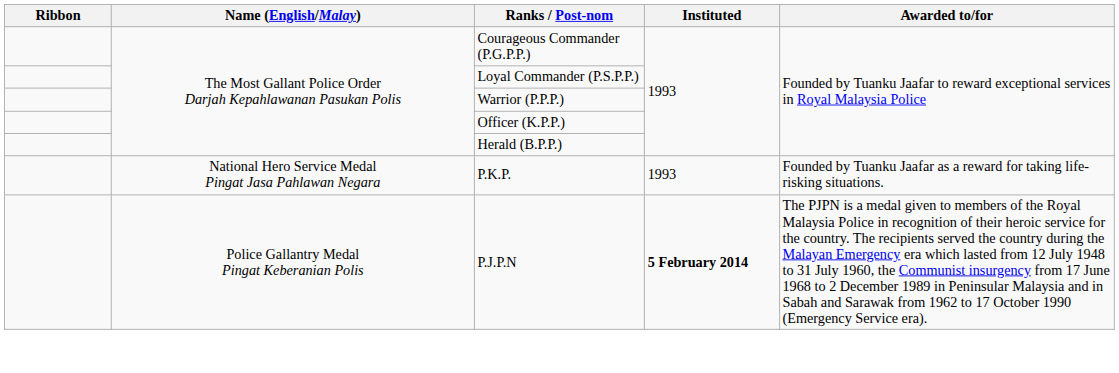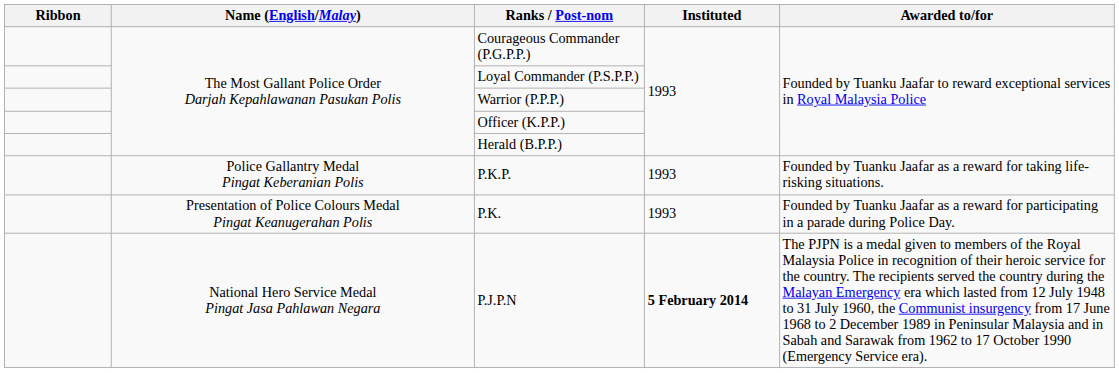(293, 175) National Hero Service Medal Pingat Jasa Pahlawan Negara -> (293, 175) Police Gallantry Medal Pingat Keberanian Polis
+ row: (489, 213)
(293, 261) Police Gallantry Medal Pingat Keberanian Polis -> (293, 300) National Hero Service Medal Pingat Jasa Pahlawan Negara
